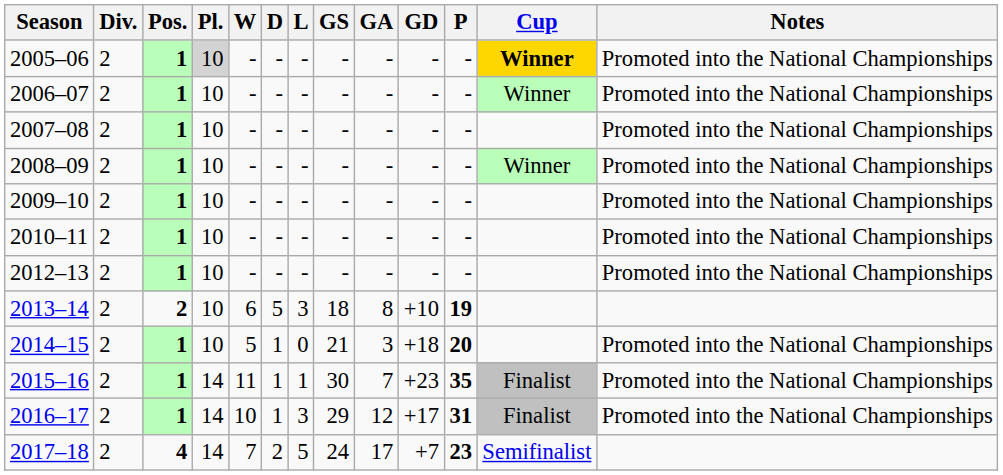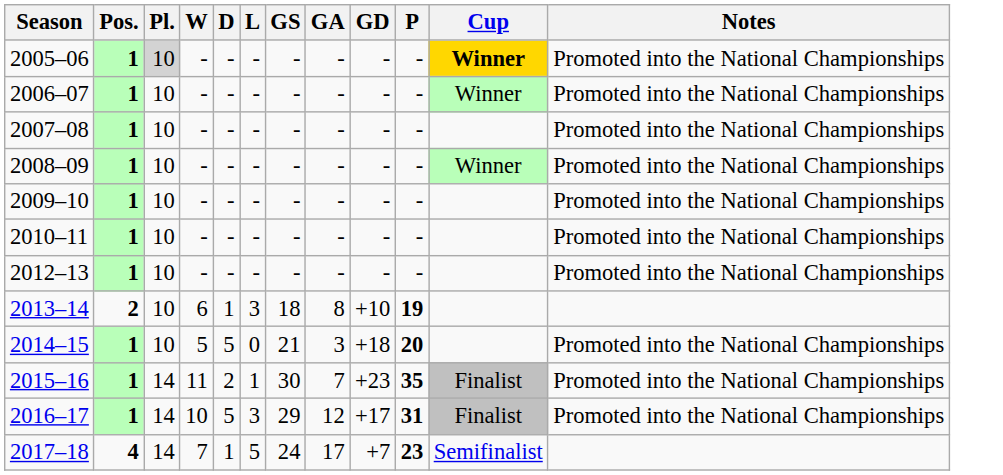- column: (118, 22)
(277, 308) 5 -> (229, 308) 1
(277, 344) 1 -> (229, 344) 5
(277, 380) 1 -> (229, 380) 2
(277, 415) 1 -> (229, 415) 5
(277, 451) 2 -> (229, 451) 1
